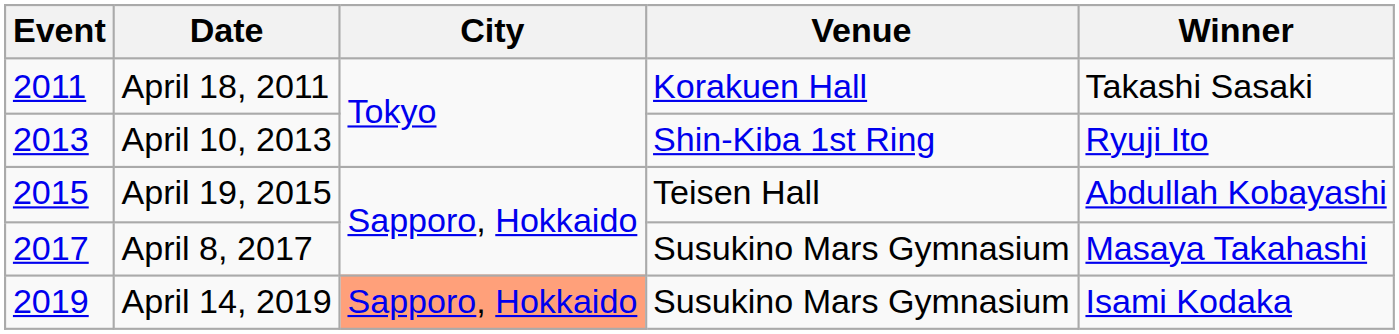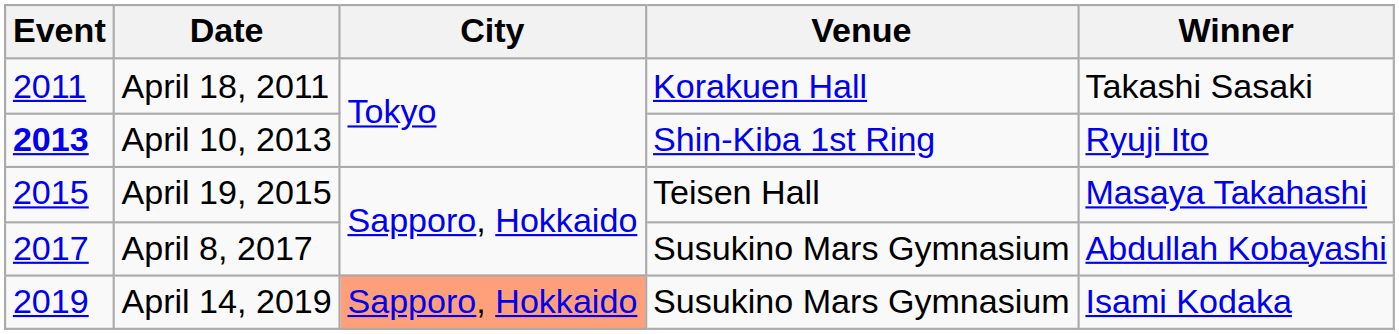(51, 139) normal -> (51, 139) bold
(1236, 193) Abdullah Kobayashi -> (1226, 193) Masaya Takahashi
(1226, 247) Masaya Takahashi -> (1236, 247) Abdullah Kobayashi
